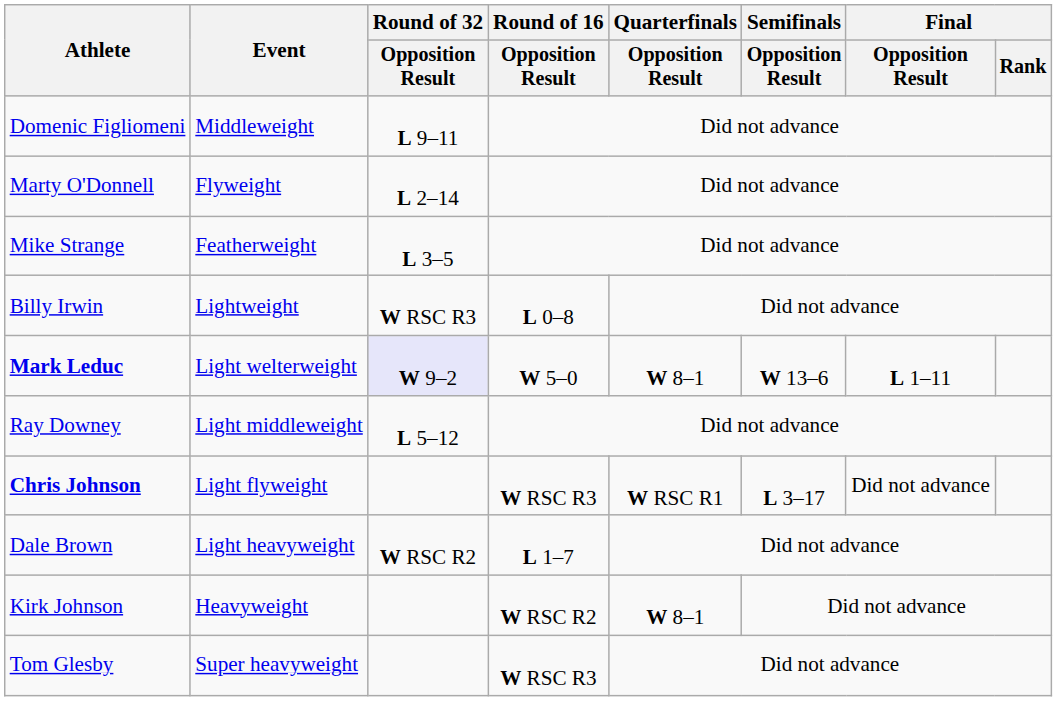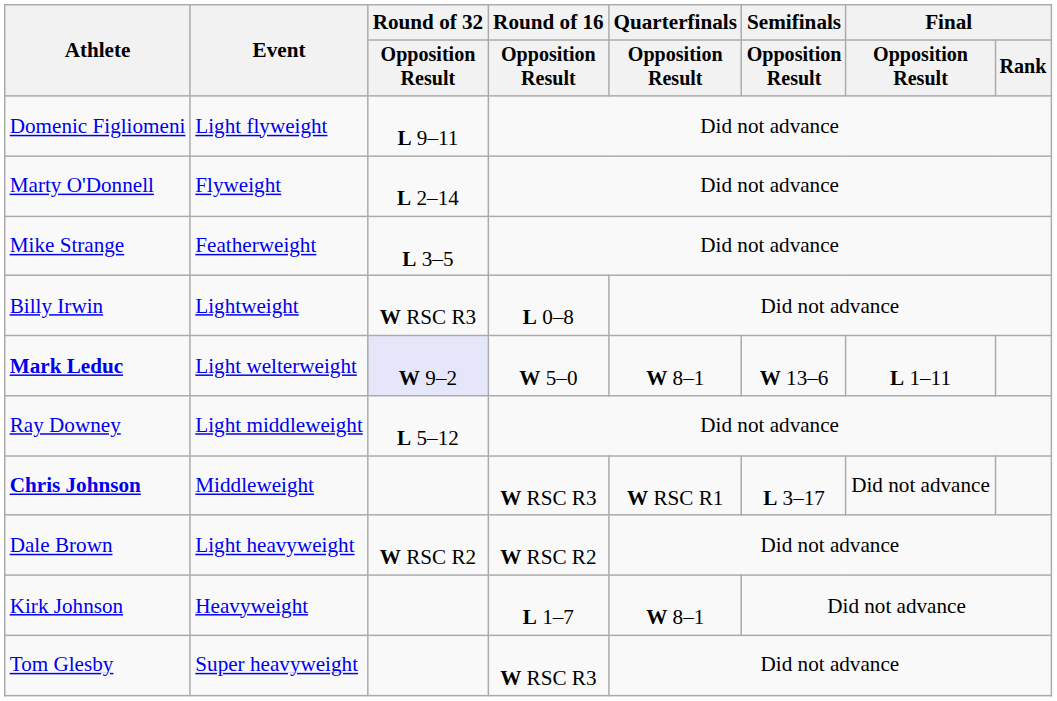(255, 126) Middleweight -> (261, 126) Light flyweight
(261, 485) Light flyweight -> (255, 485) Middleweight
(548, 558) L 1–7 -> (548, 558) W RSC R2
(548, 618) W RSC R2 -> (548, 618) L 1–7
